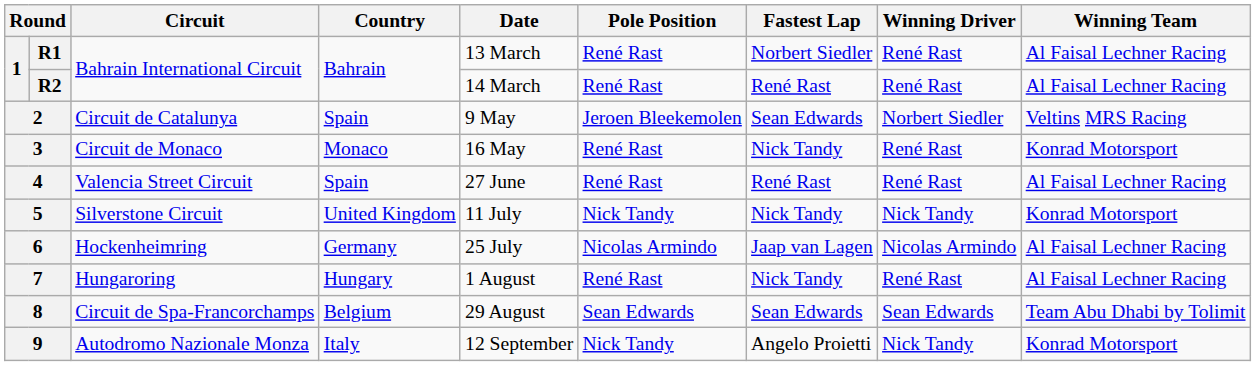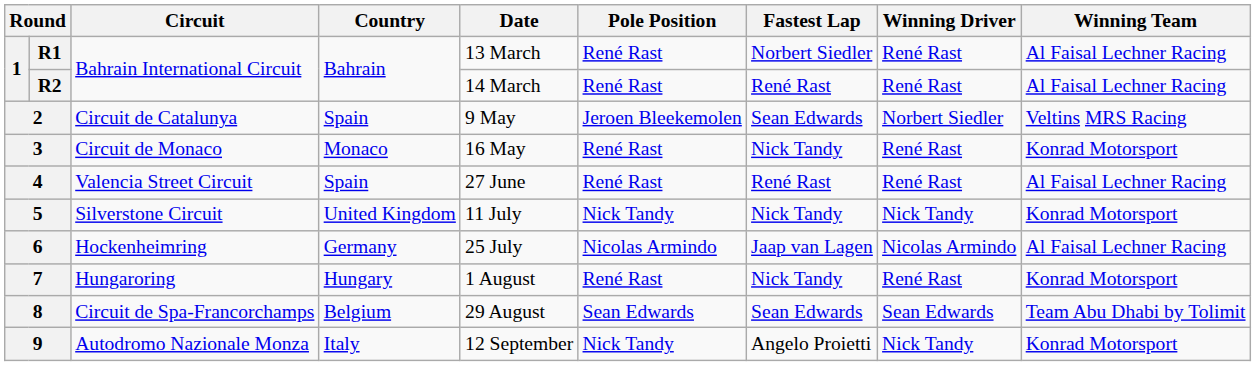(1126, 278) Al Faisal Lechner Racing -> (1102, 278) Konrad Motorsport
